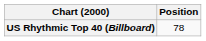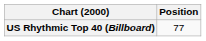(179, 28) 78 -> (179, 28) 77
